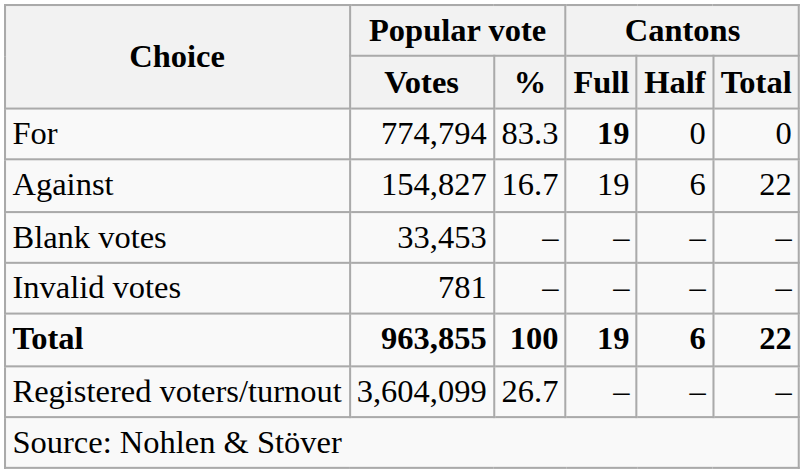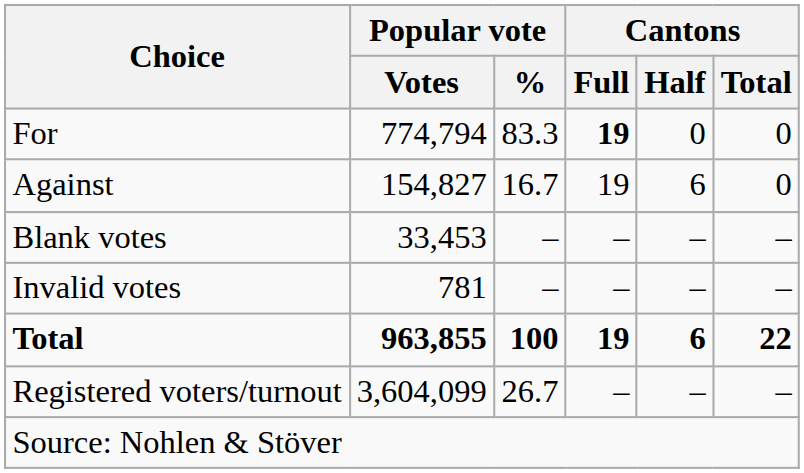(775, 184) 22 -> (784, 184) 0
